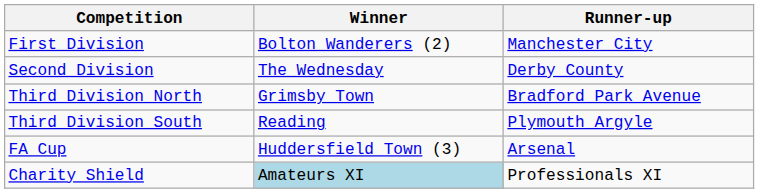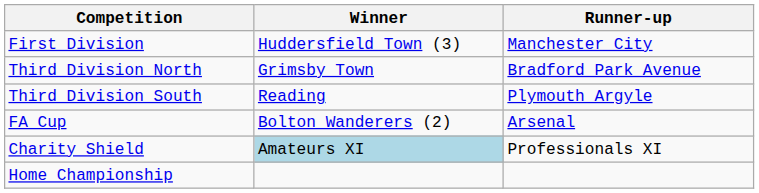(355, 44) Bolton Wanderers (2) -> (360, 44) Huddersfield Town (3)
- row: (81, 70)
(360, 149) Huddersfield Town (3) -> (355, 123) Bolton Wanderers (2)
+ row: (91, 175)
